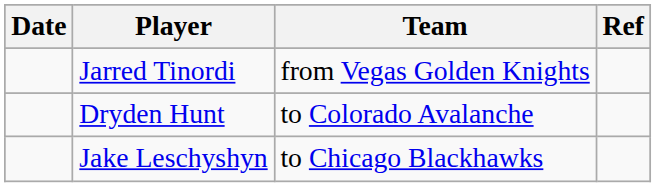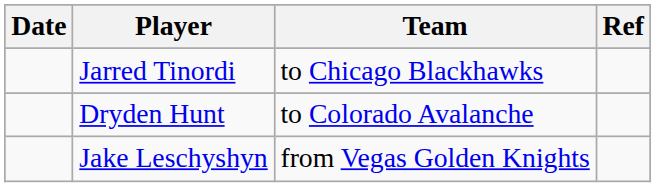(435, 70) from Vegas Golden Knights -> (412, 70) to Chicago Blackhawks
(412, 158) to Chicago Blackhawks -> (435, 158) from Vegas Golden Knights
